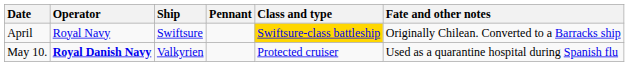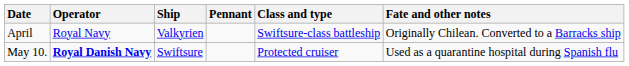(180, 33) Swiftsure -> (180, 33) Valkyrien
(319, 33) gold background -> (319, 33) no background
(180, 52) Valkyrien -> (180, 52) Swiftsure
